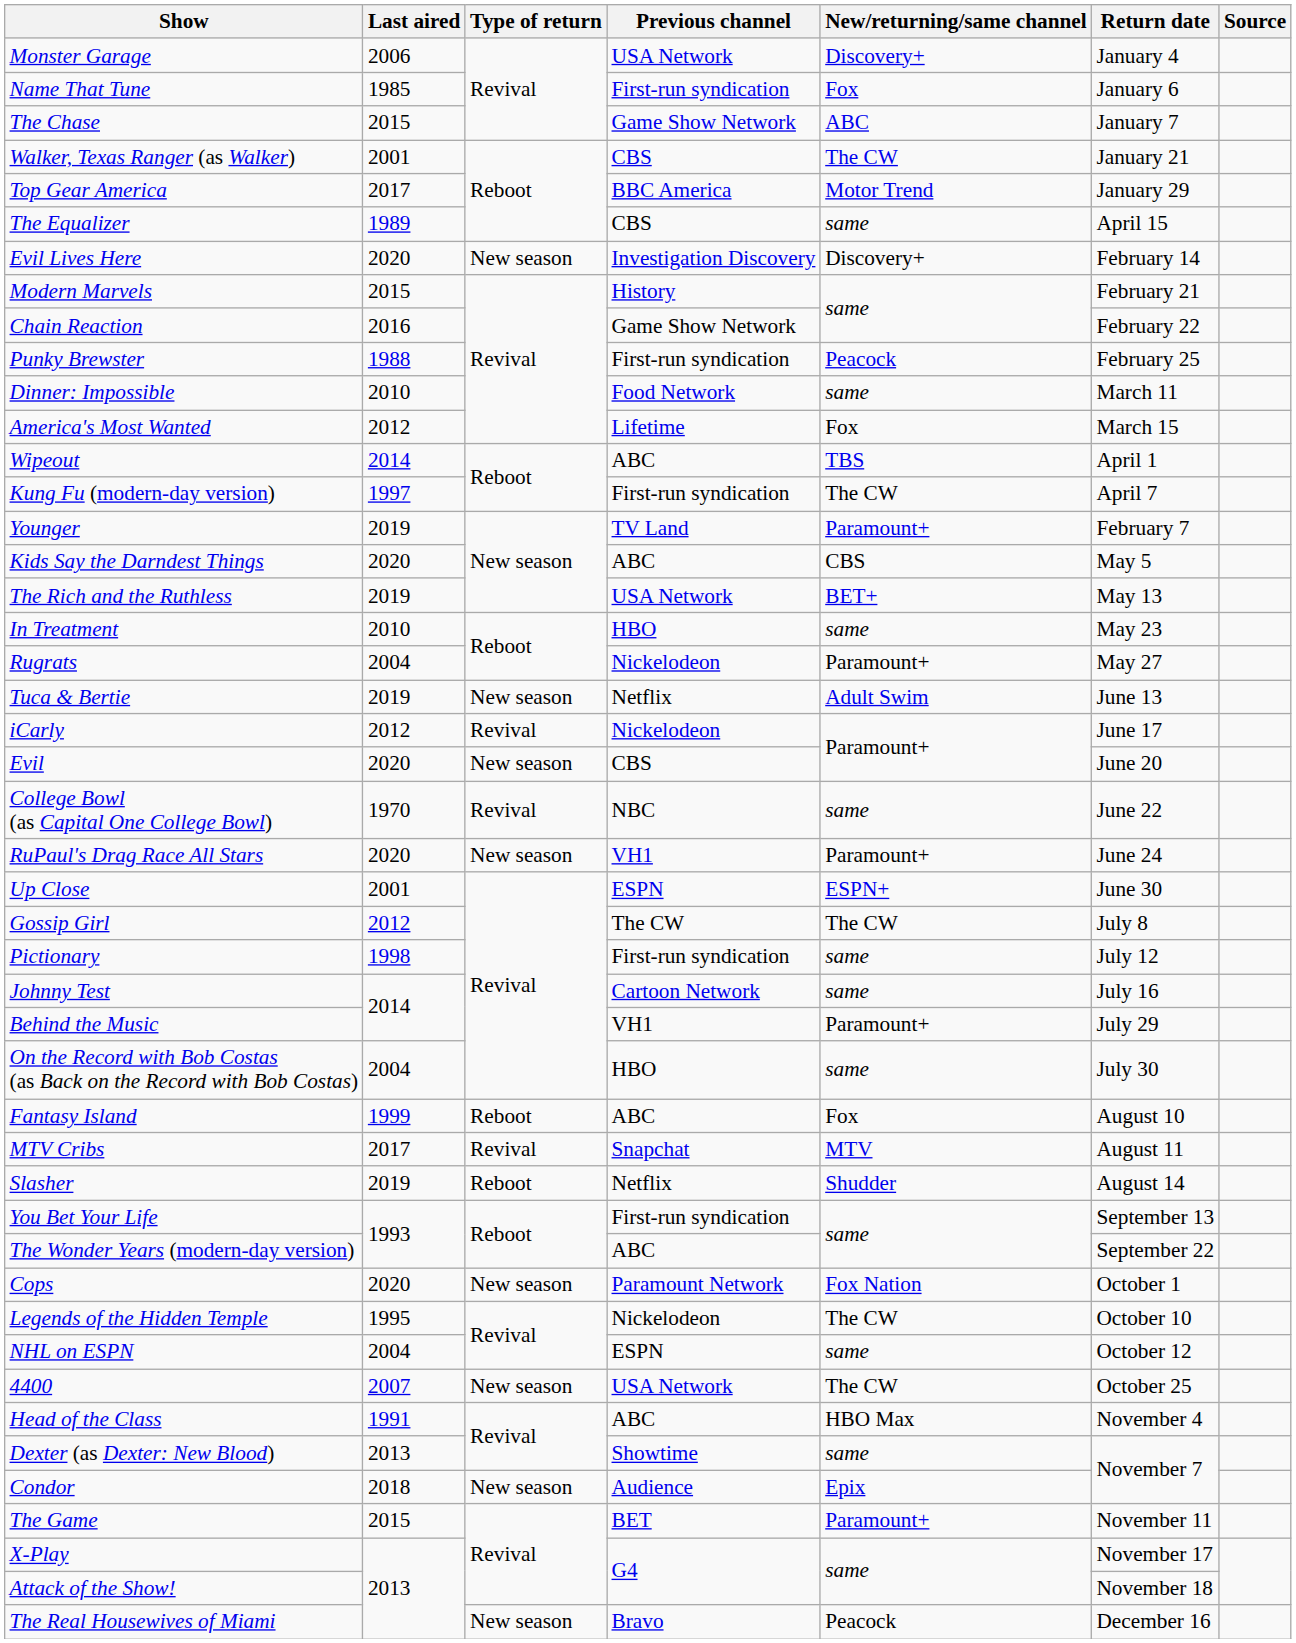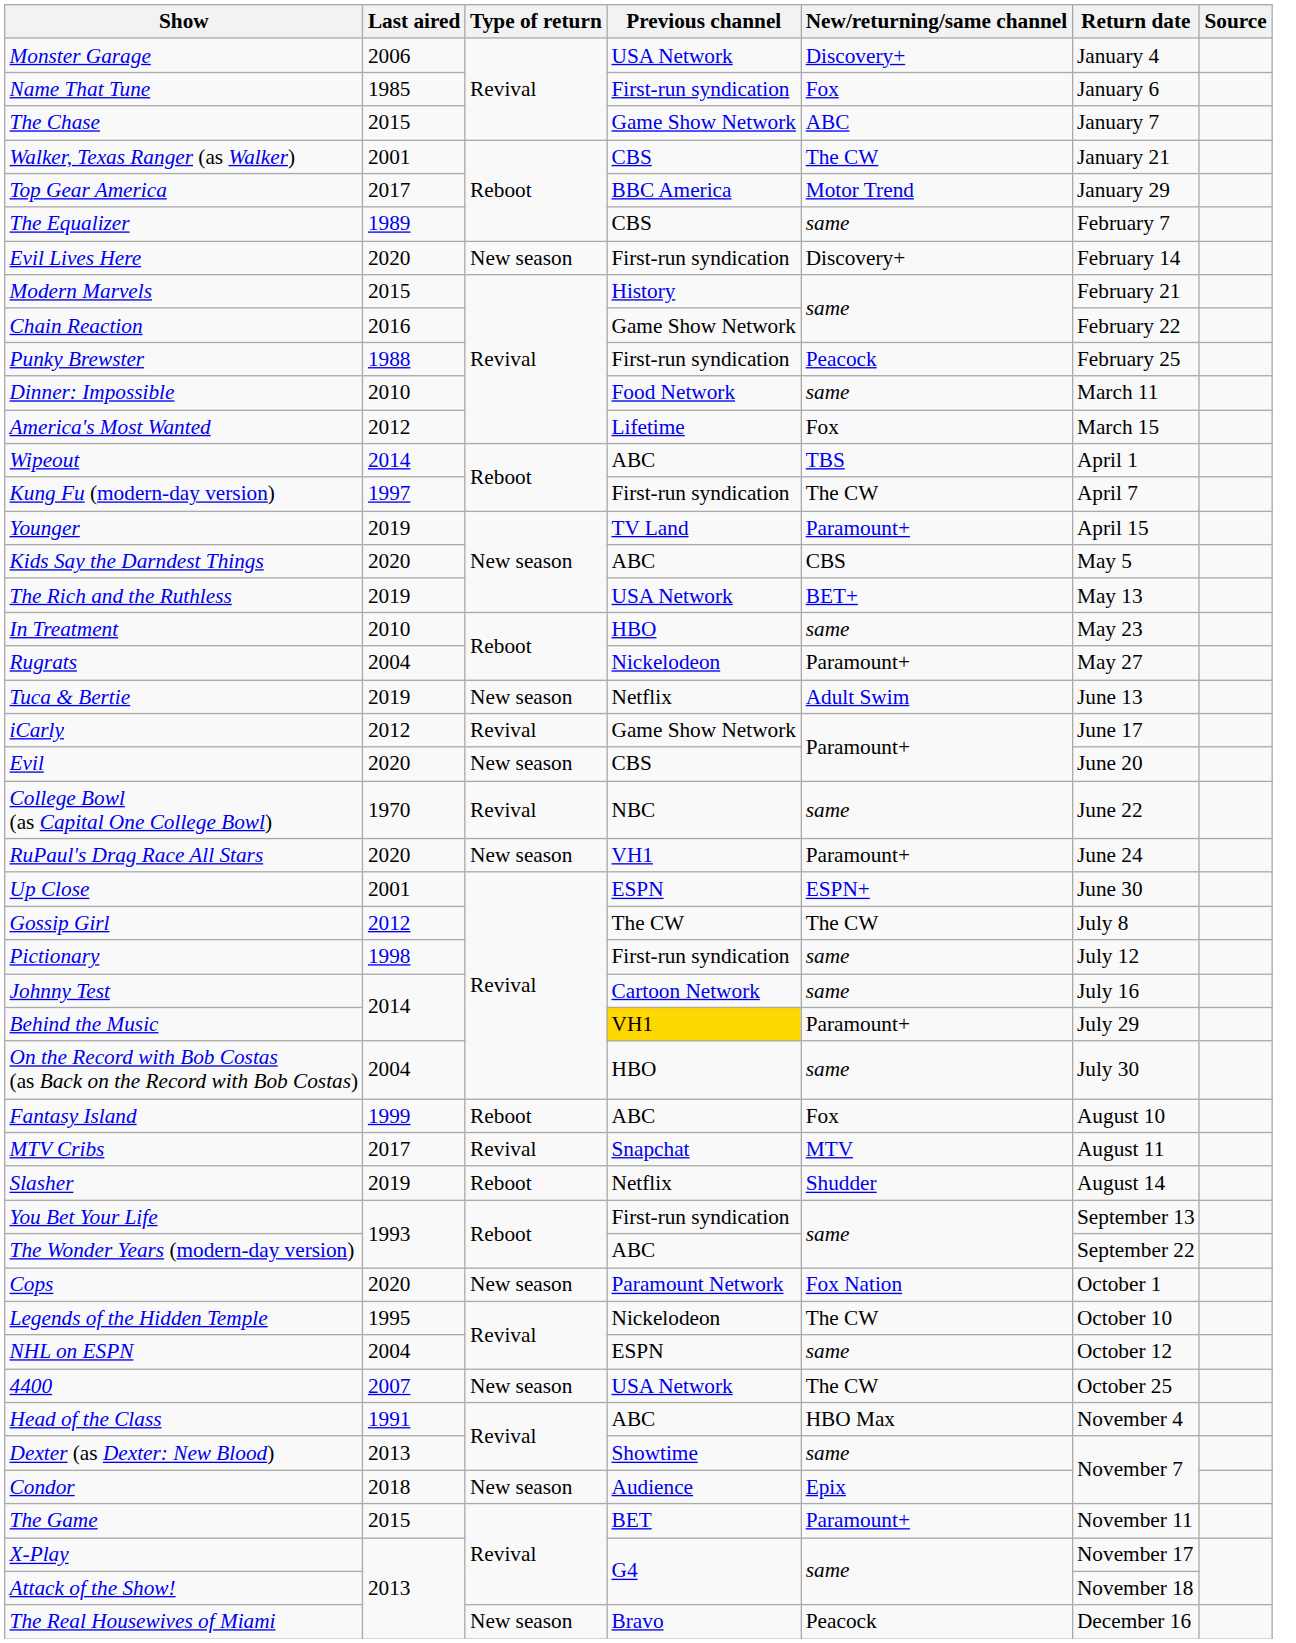(1132, 223) April 15 -> (1123, 223) February 7
(713, 257) Investigation Discovery -> (700, 257) First-run syndication
(1143, 527) February 7 -> (1113, 527) April 15
(666, 730) Nickelodeon -> (704, 730) Game Show Network
(632, 1024) no background -> (632, 1024) gold background
